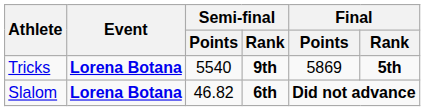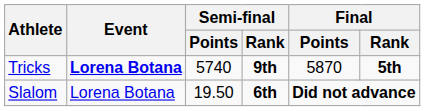(214, 68) 5540 -> (214, 68) 5740
(324, 68) 5869 -> (324, 68) 5870
(126, 93) bold -> (122, 93) normal
(214, 93) 46.82 -> (214, 93) 19.50
